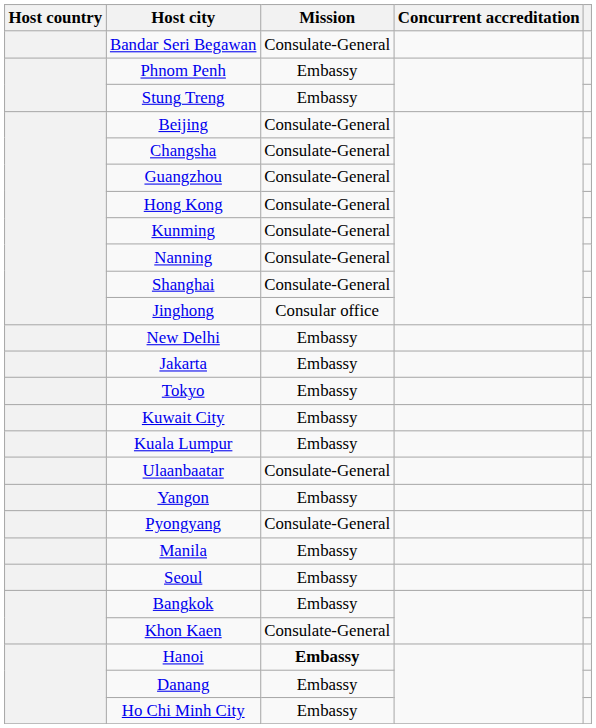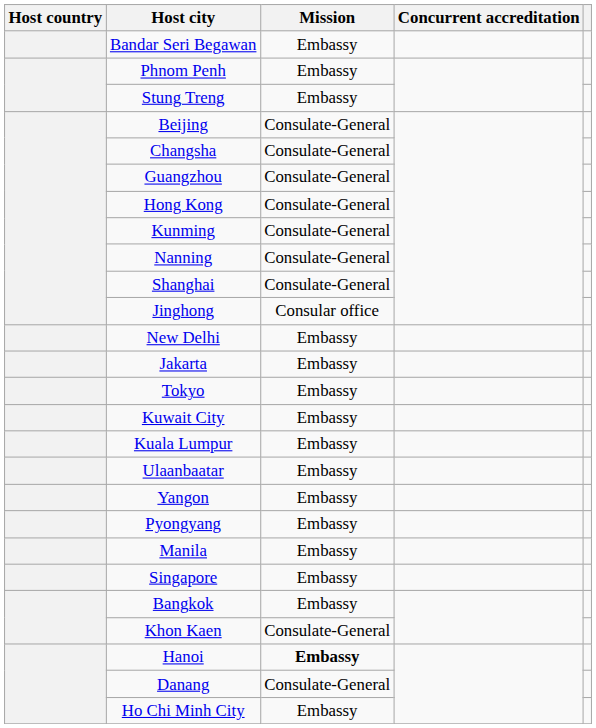(327, 44) Consulate-General -> (327, 44) Embassy
(327, 470) Consulate-General -> (327, 470) Embassy
(327, 524) Consulate-General -> (327, 524) Embassy
+ row: (183, 577)
- row: (183, 577)
(327, 683) Embassy -> (327, 683) Consulate-General
